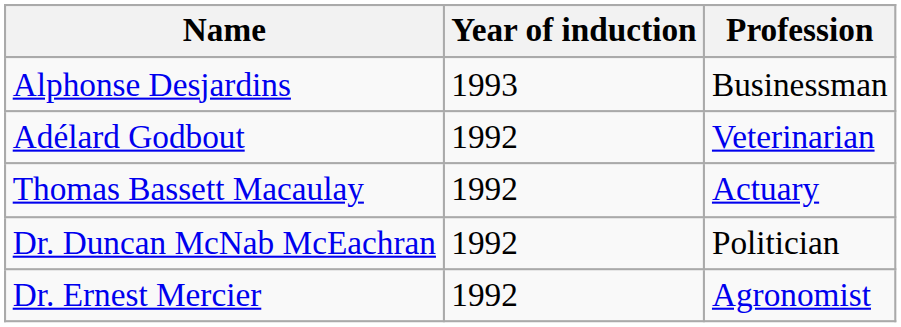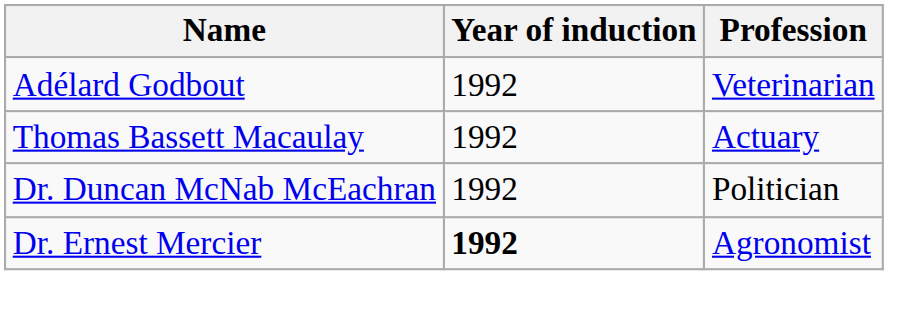- row: (152, 83)
(485, 294) normal -> (485, 242) bold
